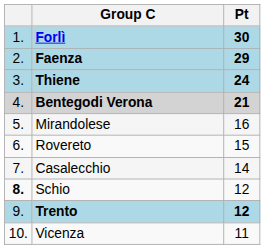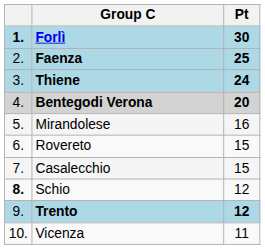(18, 37) normal -> (18, 37) bold
(242, 59) 29 -> (242, 59) 25
(242, 102) 21 -> (242, 102) 20
(242, 168) 14 -> (242, 168) 15
